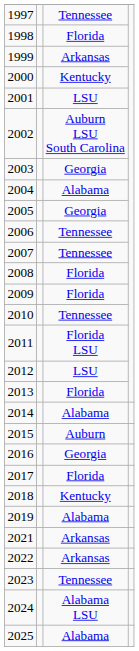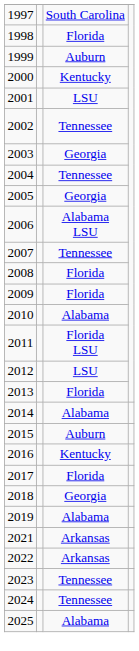(85, 14) Tennessee -> (85, 14) South Carolina
(85, 56) Arkansas -> (85, 56) Auburn
(85, 133) Auburn LSU South Carolina -> (85, 126) Tennessee
(85, 190) Alabama -> (85, 175) Tennessee
(85, 231) Tennessee -> (85, 224) Alabama LSU
(85, 314) Tennessee -> (85, 314) Alabama
(85, 454) Georgia -> (85, 454) Kentucky
(85, 496) Kentucky -> (85, 496) Georgia
(85, 607) Alabama LSU -> (85, 600) Tennessee
